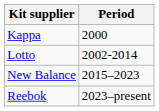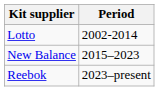- row: (24, 34)
